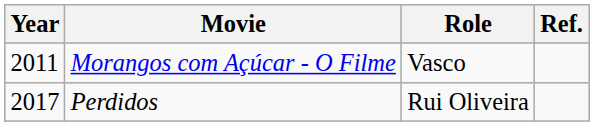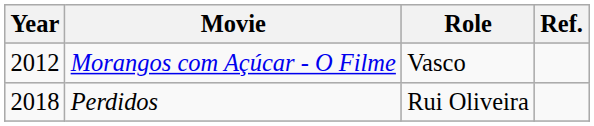(34, 62) 2011 -> (35, 62) 2012
(35, 101) 2017 -> (35, 101) 2018
